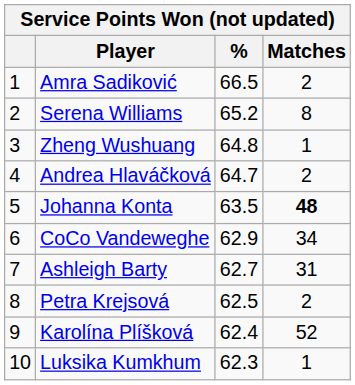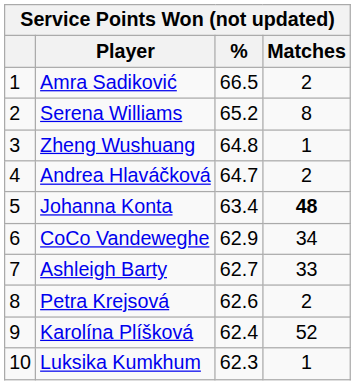(239, 207) 63.5 -> (239, 207) 63.4
(307, 269) 31 -> (307, 269) 33
(239, 301) 62.5 -> (239, 301) 62.6
